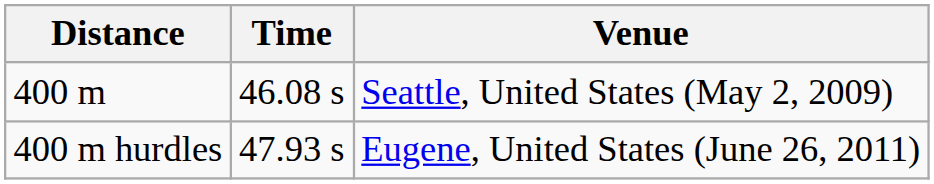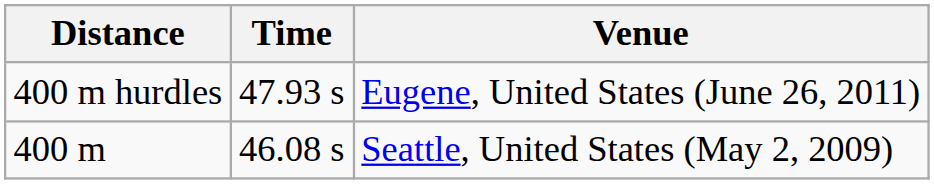rows swapped: (60, 91) <-> (118, 149)
